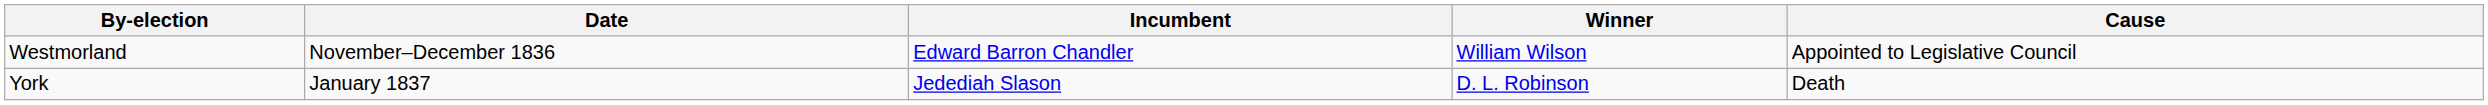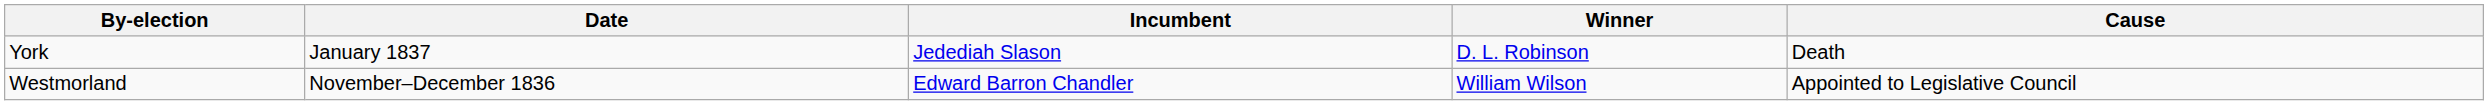rows swapped: (29, 83) <-> (68, 52)
